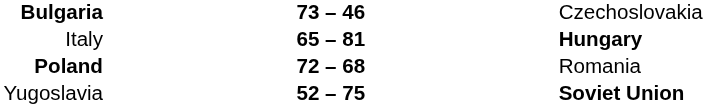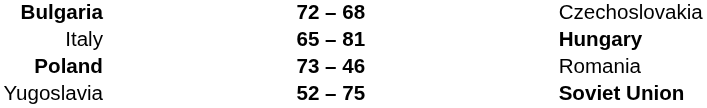(331, 12) 73 – 46 -> (331, 12) 72 – 68
(331, 66) 72 – 68 -> (331, 66) 73 – 46
